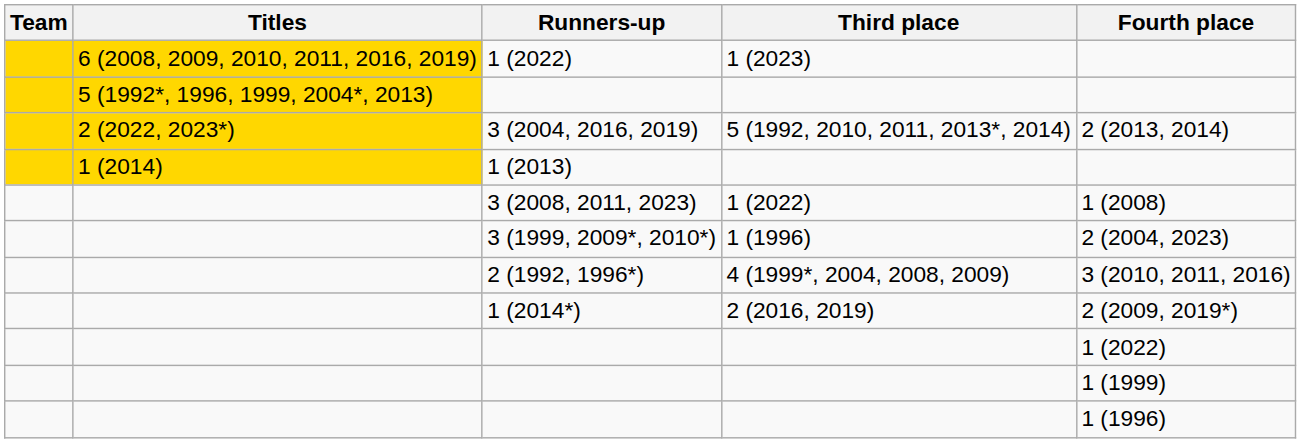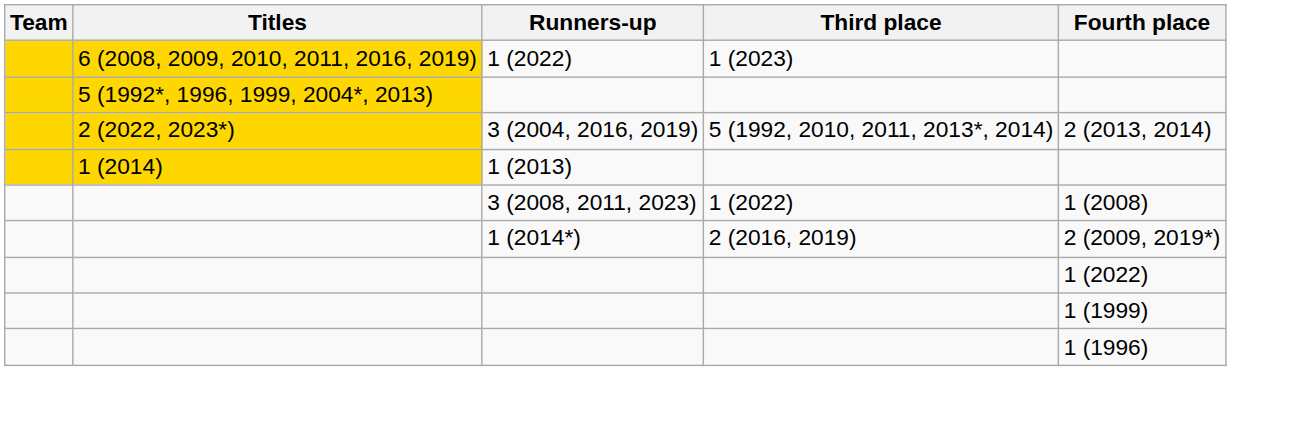- row: (277, 239)
- row: (277, 275)
